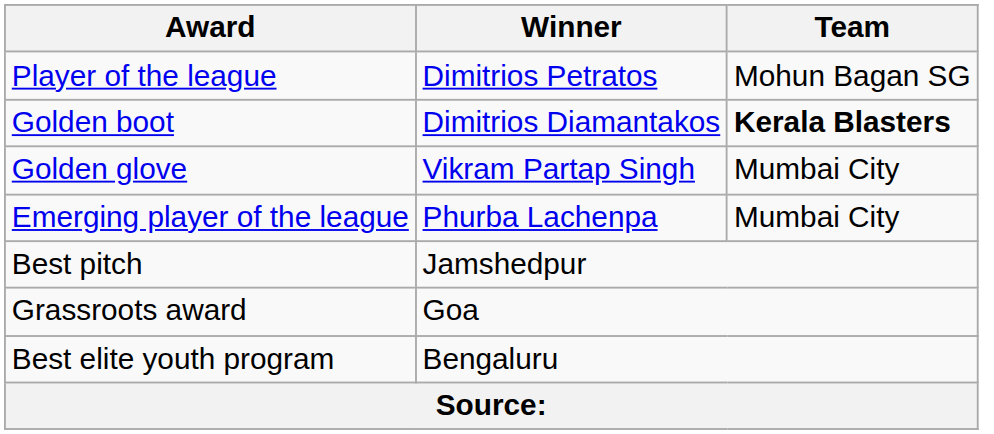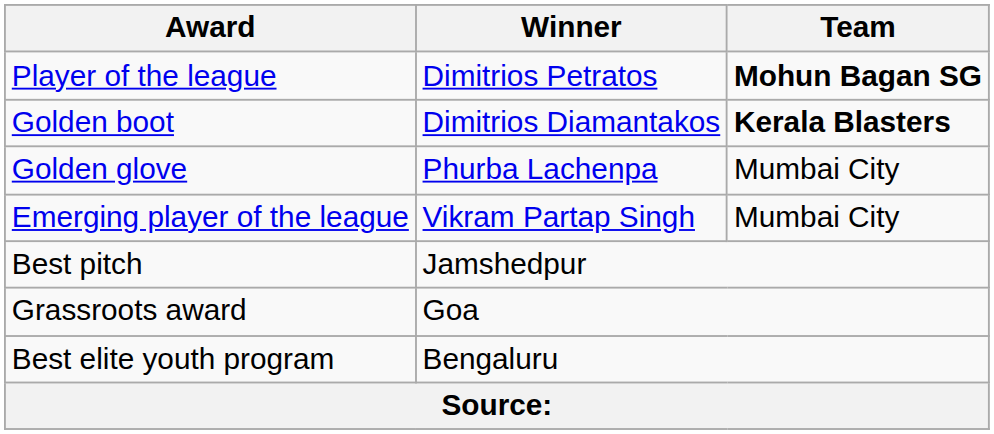(852, 75) normal -> (858, 75) bold
(559, 169) Vikram Partap Singh -> (540, 169) Phurba Lachenpa
(540, 216) Phurba Lachenpa -> (559, 216) Vikram Partap Singh
